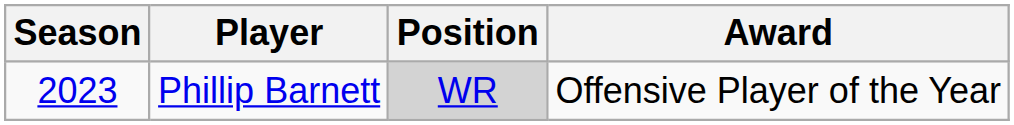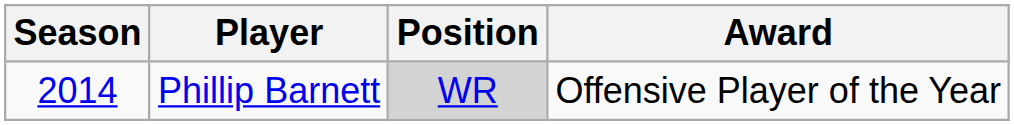(77, 90) 2023 -> (77, 90) 2014
